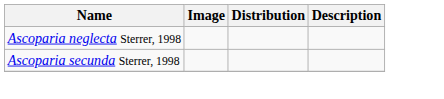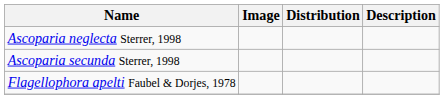+ row: (122, 82)
